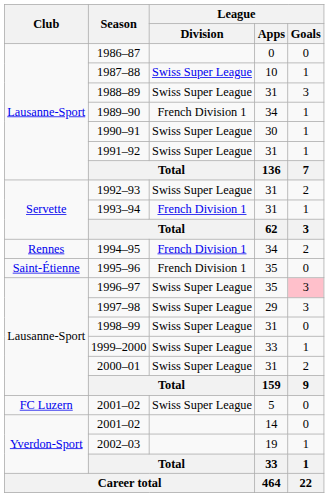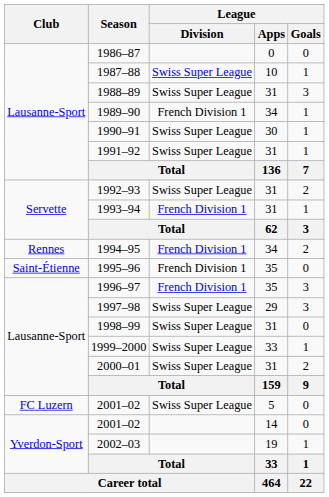(202, 287) Swiss Super League -> (202, 287) French Division 1
(306, 287) pink background -> (306, 287) no background
